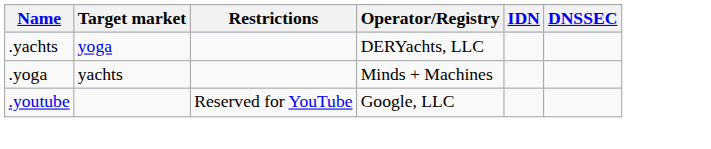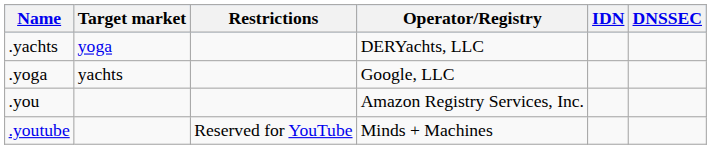(427, 74) Minds + Machines -> (408, 74) Google, LLC
+ row: (24, 102)
(408, 102) Google, LLC -> (427, 130) Minds + Machines
